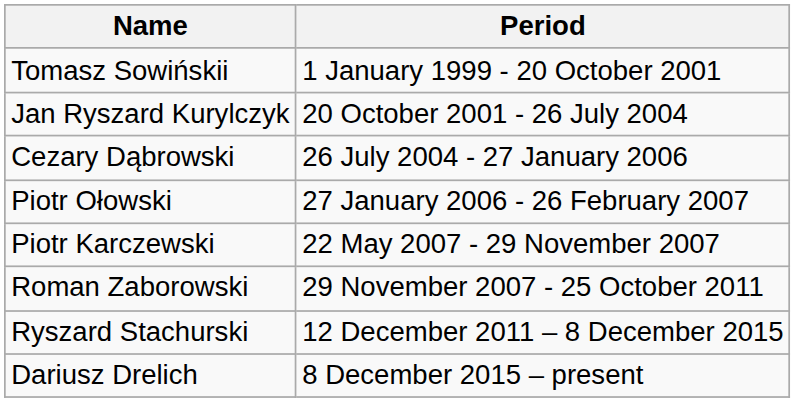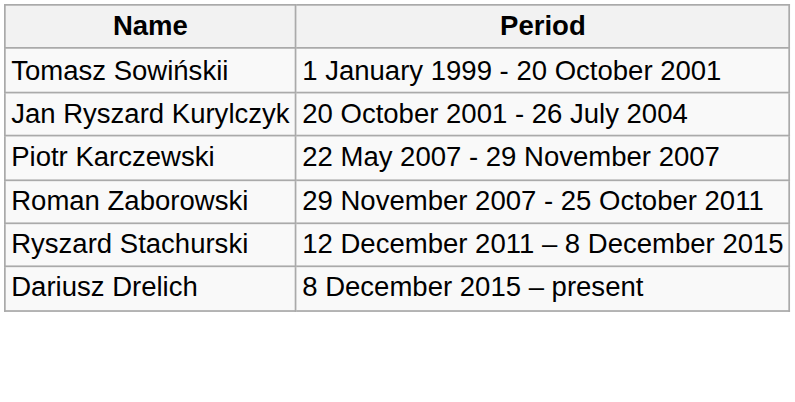- row: (123, 157)
- row: (91, 200)
